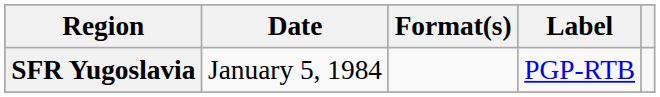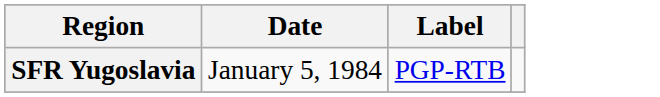- column: (453, 26)
